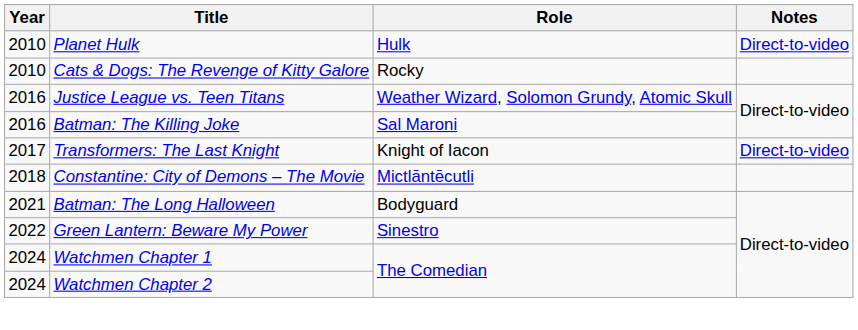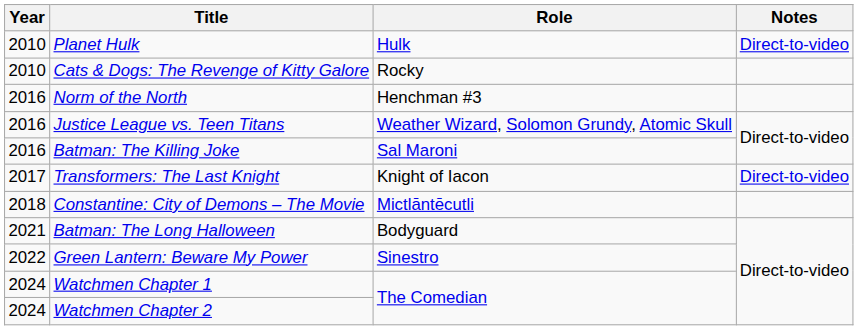+ row: (120, 97)
